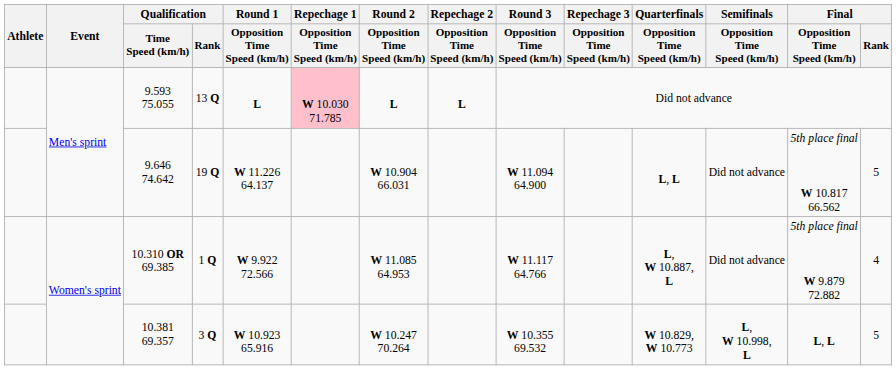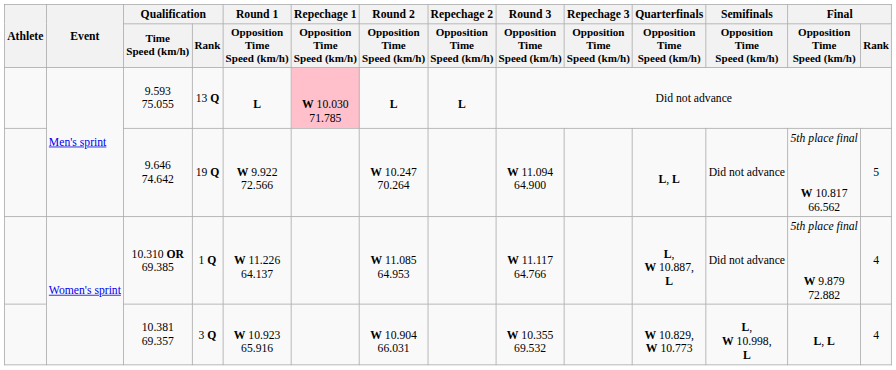(257, 179) W 11.226 64.137 -> (257, 179) W 9.922 72.566
(394, 179) W 10.904 66.031 -> (394, 179) W 10.247 70.264
(257, 267) W 9.922 72.566 -> (257, 267) W 11.226 64.137
(394, 342) W 10.247 70.264 -> (394, 342) W 10.904 66.031
(876, 335) 5 -> (876, 335) 4
